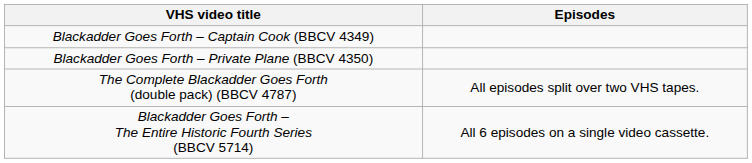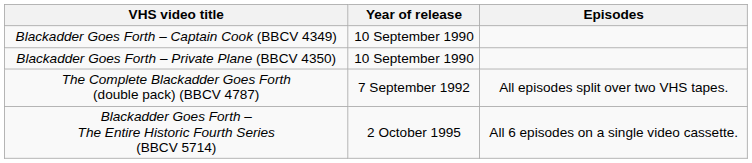+ column: (414, 15)
